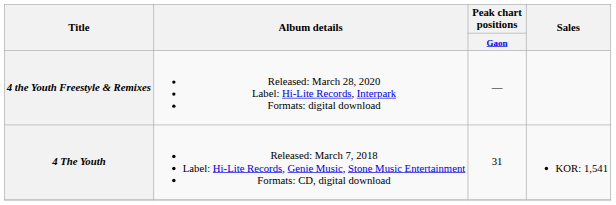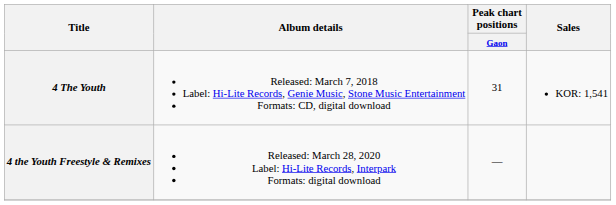rows swapped: (79, 162) <-> (79, 87)
